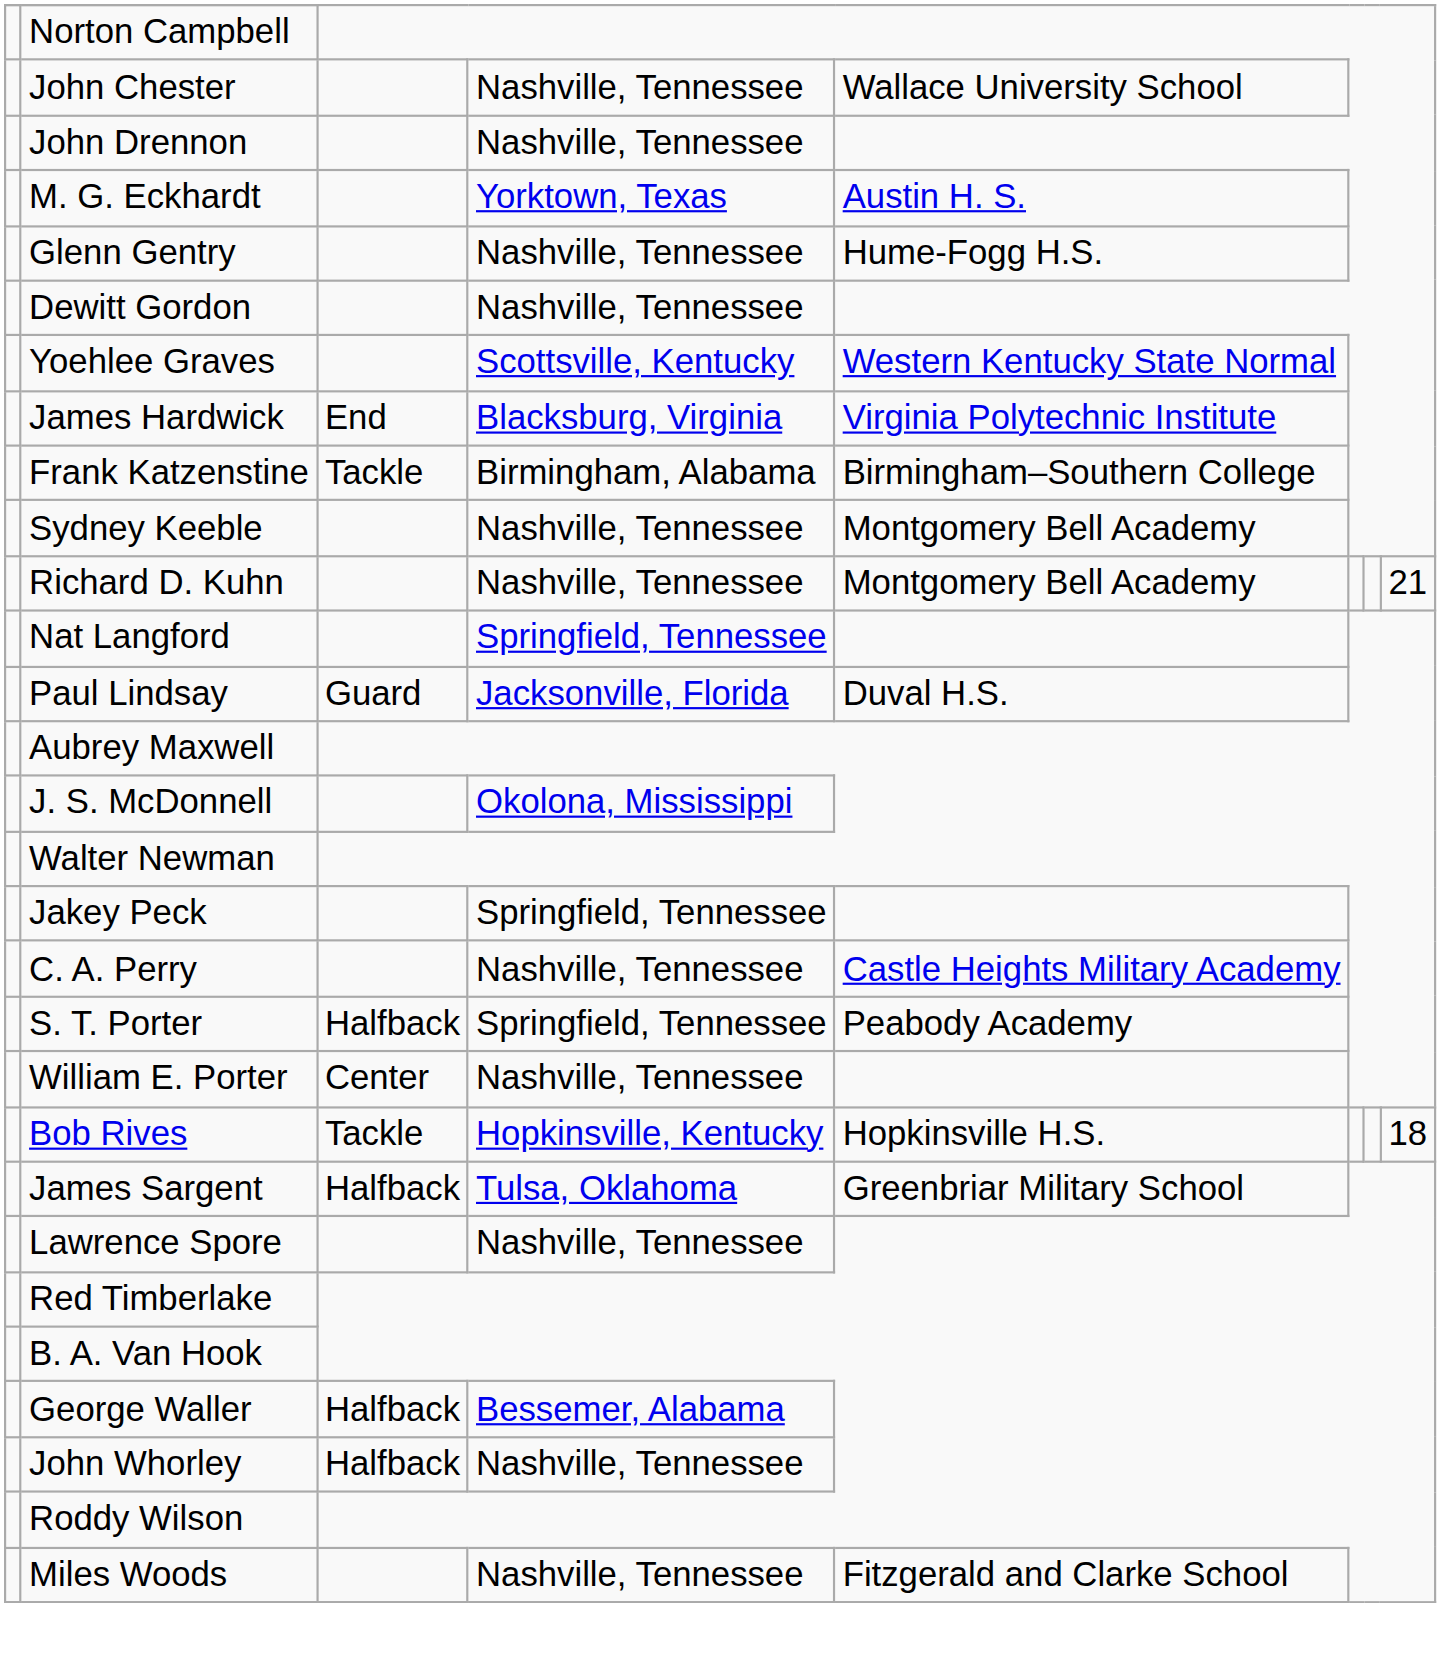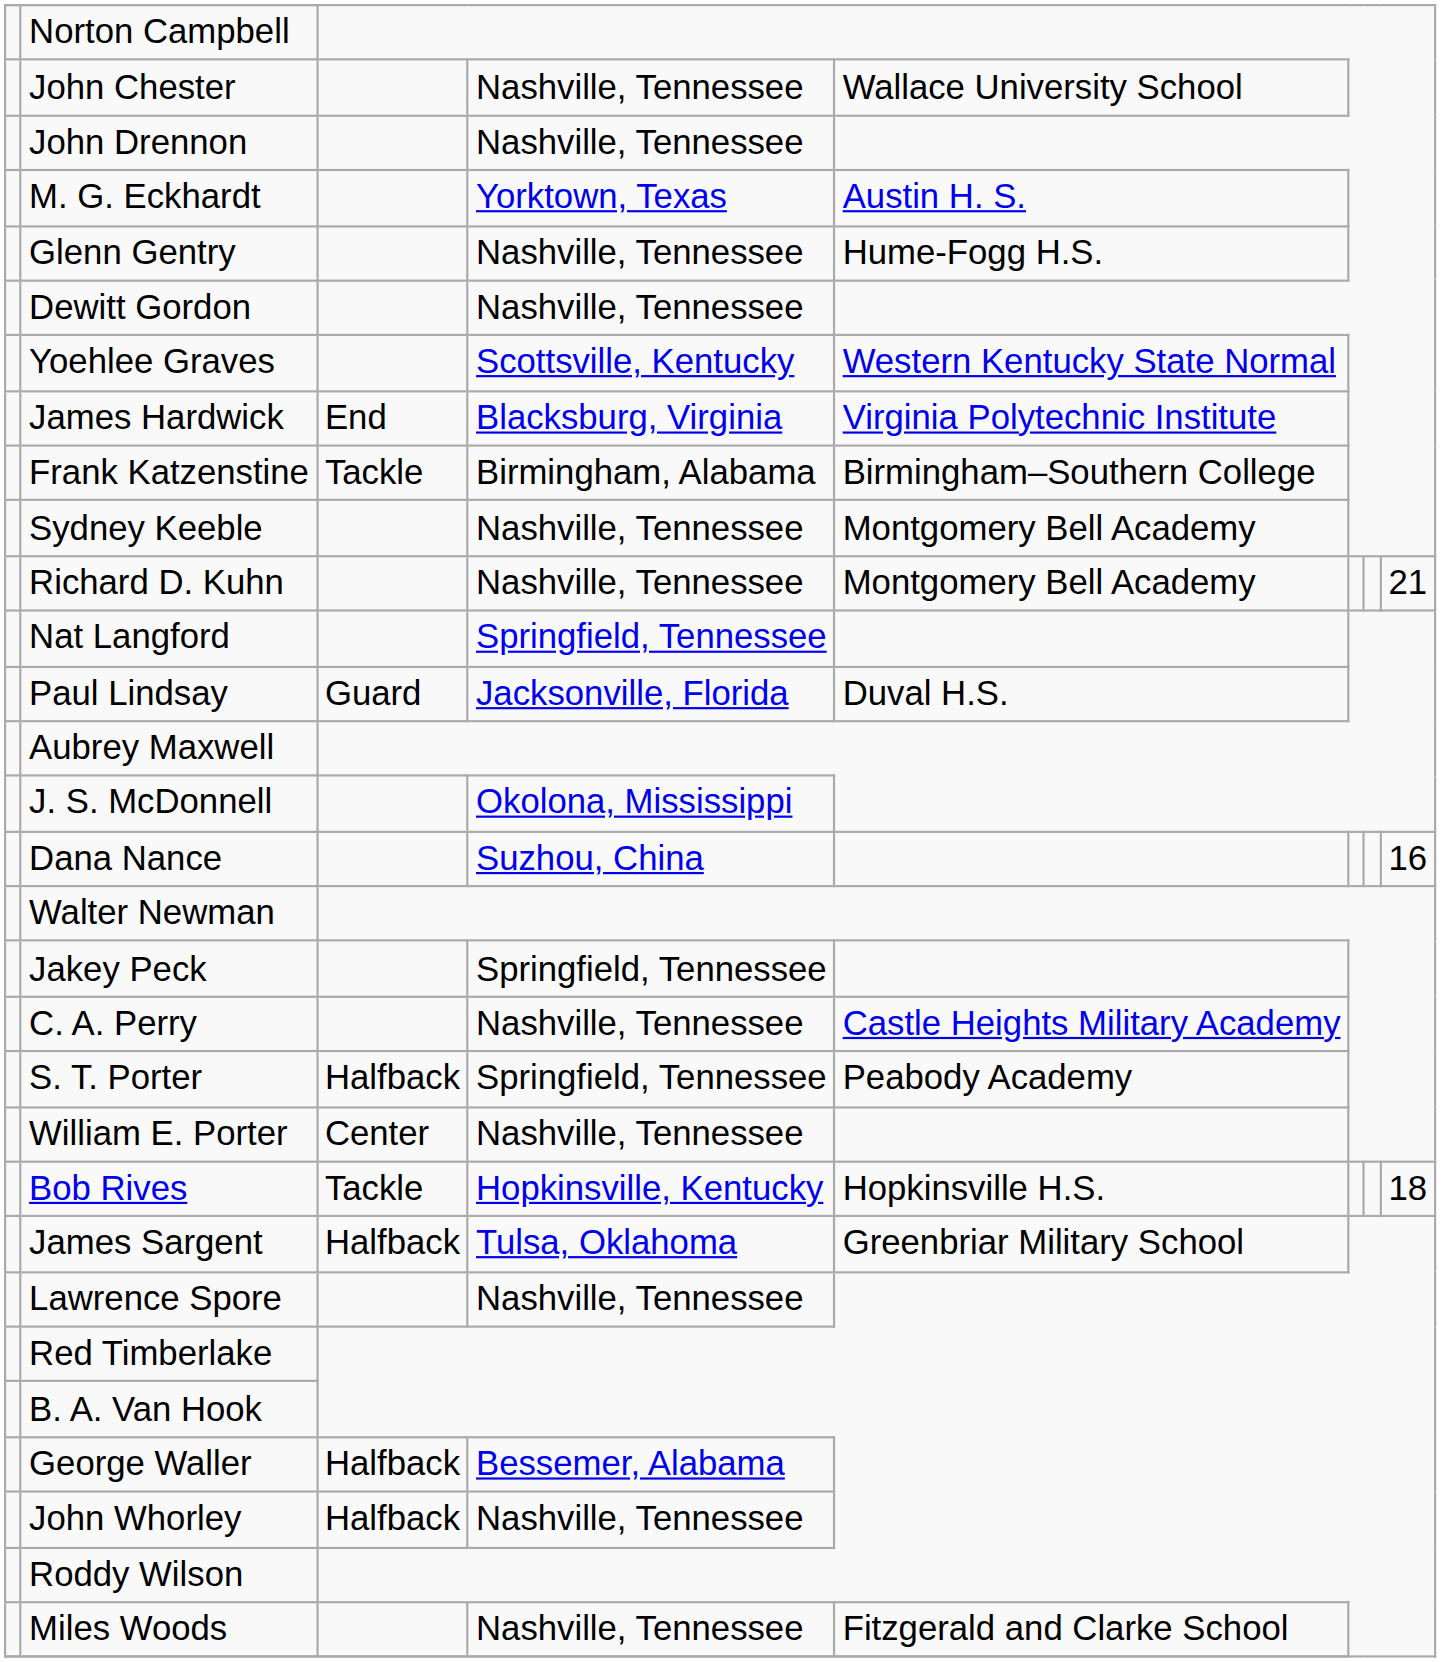+ row: (126, 857)
